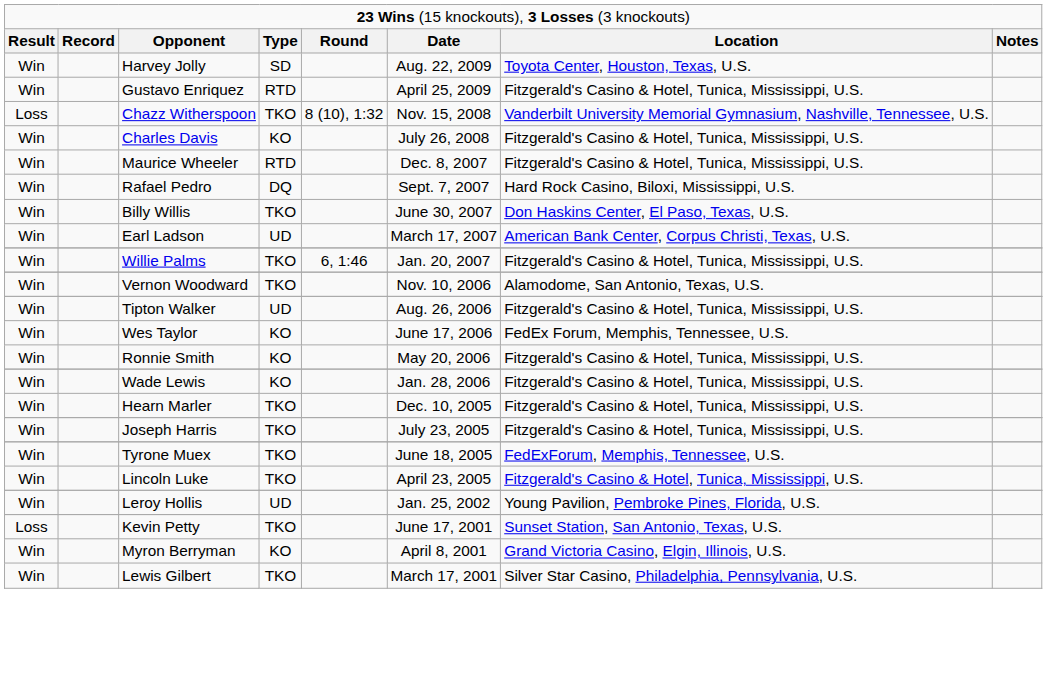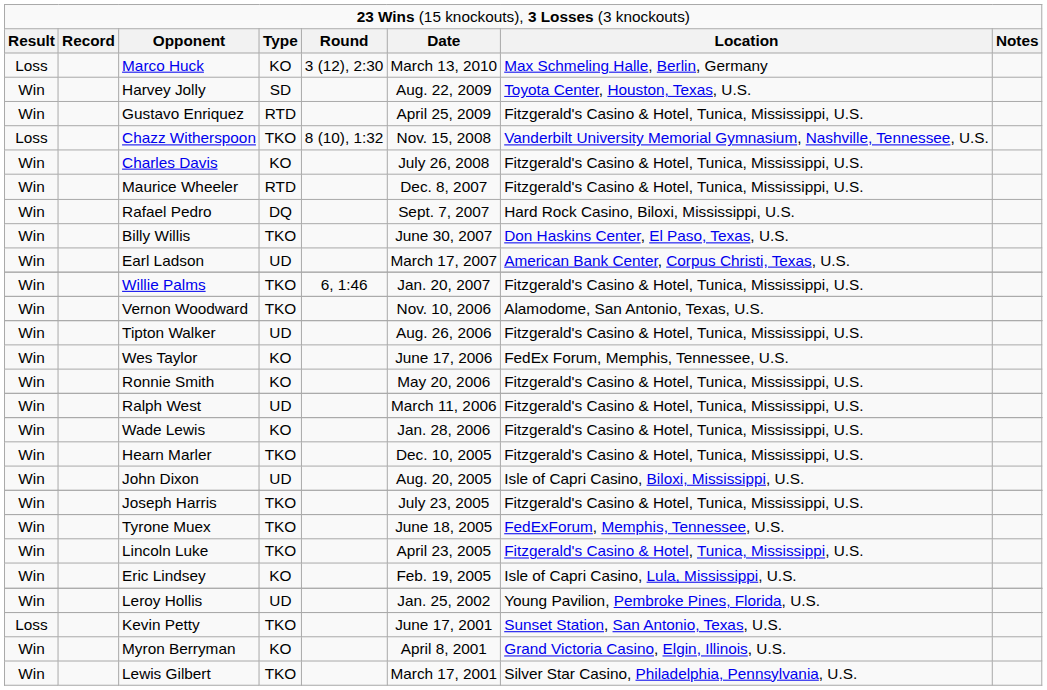+ row: (163, 65)
+ row: (162, 406)
+ row: (160, 479)
+ row: (164, 576)
